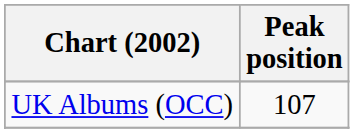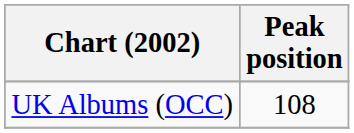(294, 104) 107 -> (294, 104) 108
